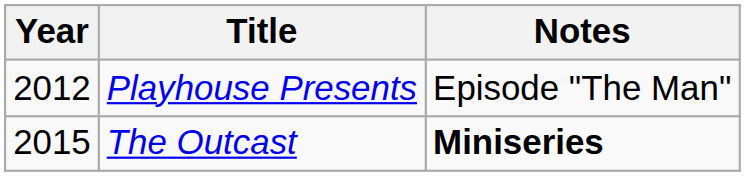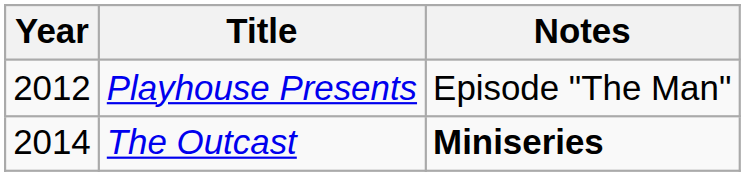(52, 142) 2015 -> (52, 142) 2014
